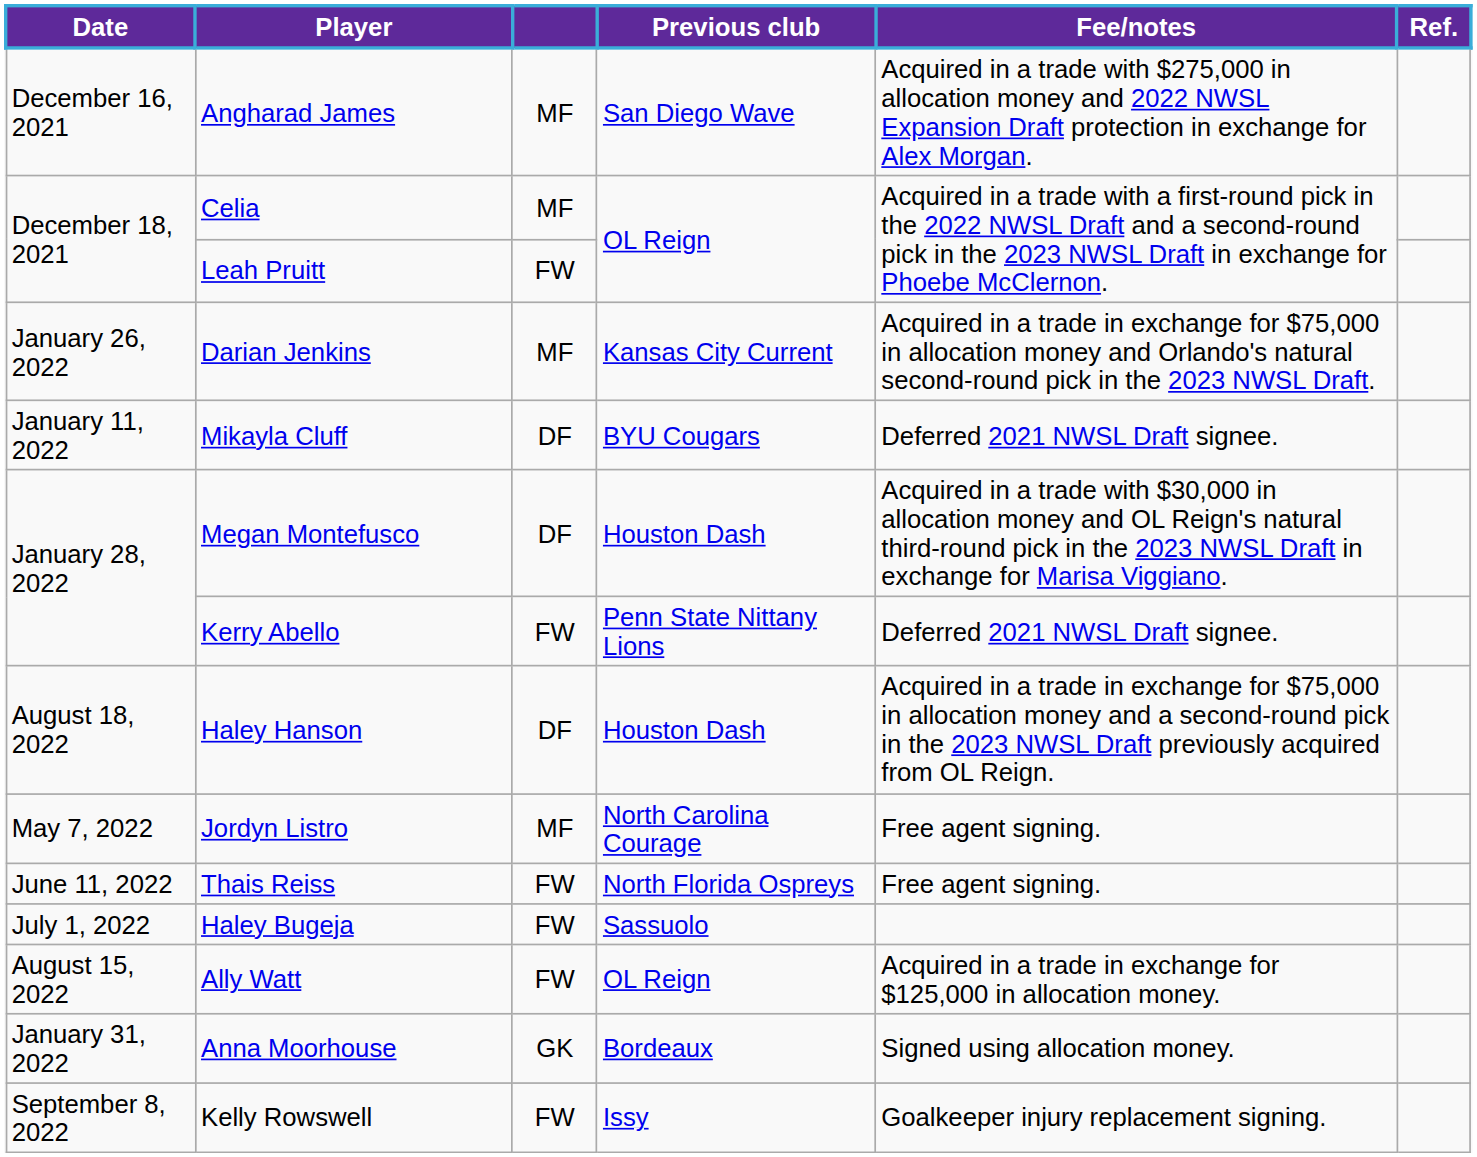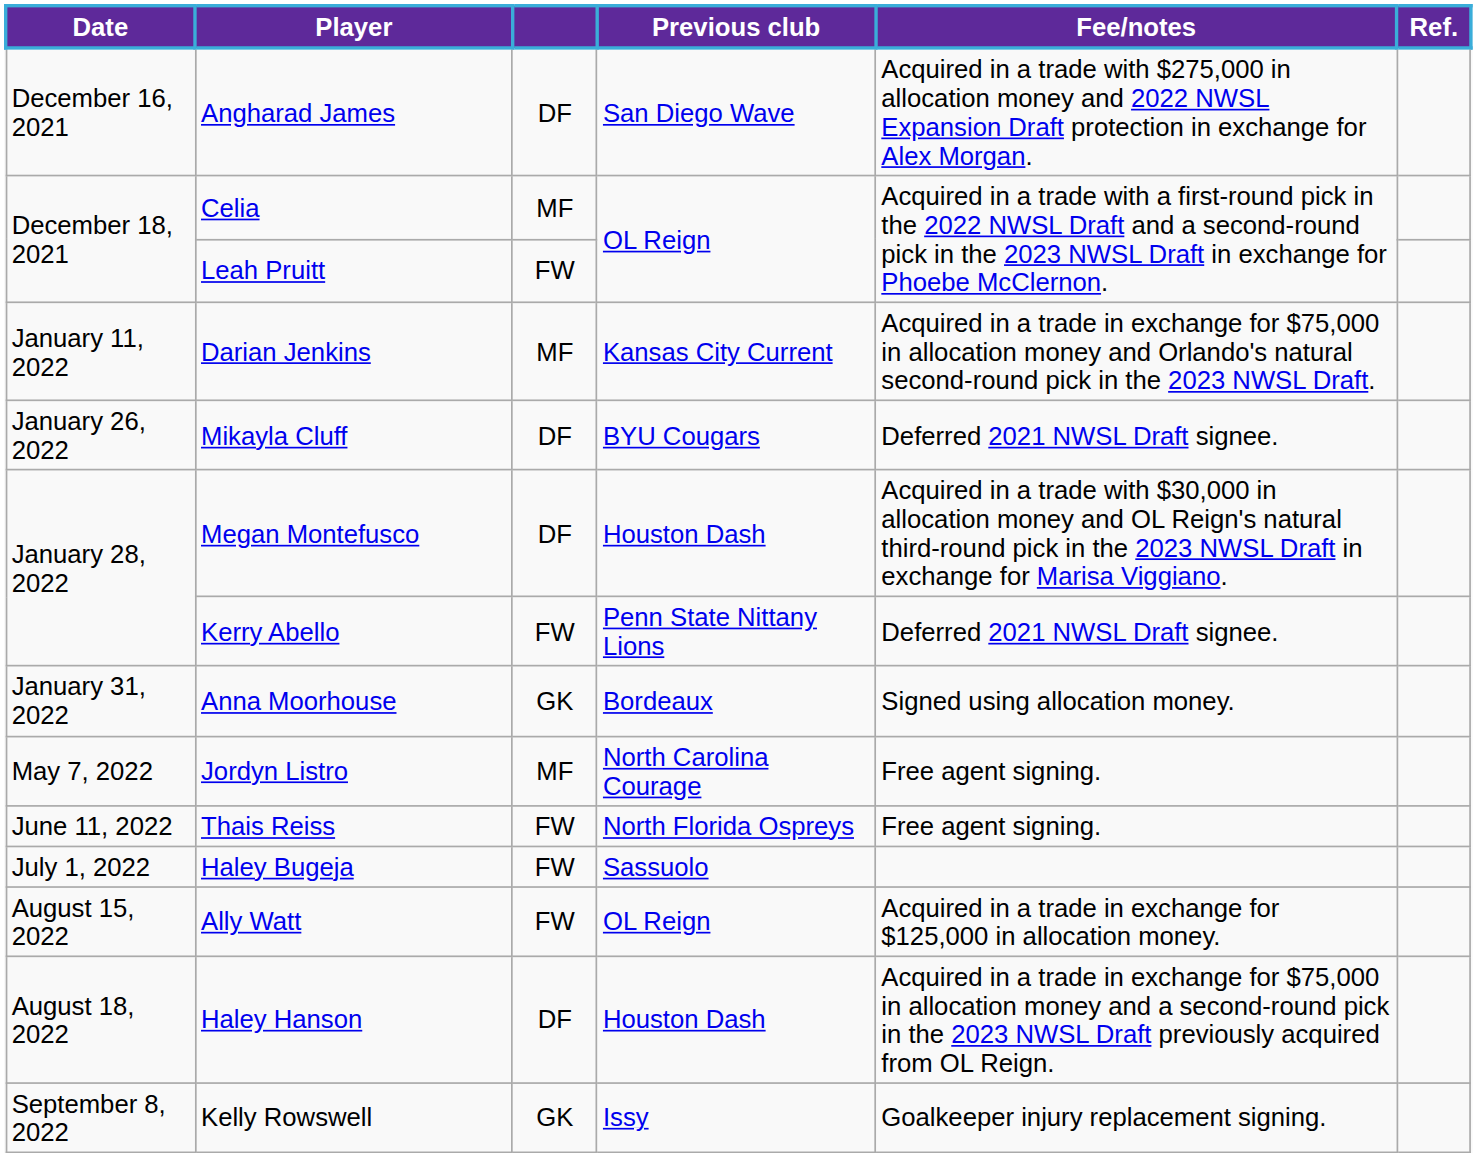(555, 113) MF -> (555, 113) DF
(79, 352) January 26, 2022 -> (78, 352) January 11, 2022
(78, 436) January 11, 2022 -> (79, 436) January 26, 2022
rows swapped: (299, 1048) <-> (282, 730)
(555, 1118) FW -> (555, 1118) GK
